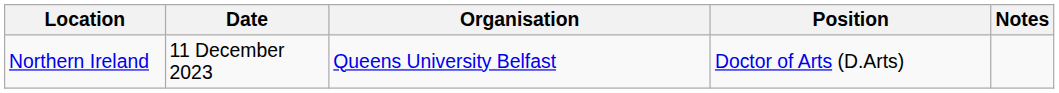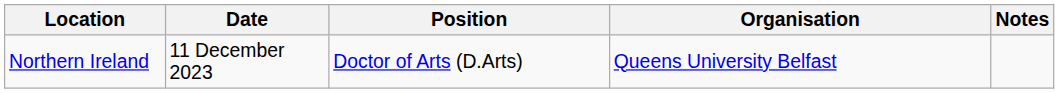columns swapped: (520, 19) <-> (851, 19)
